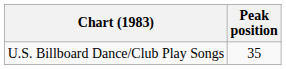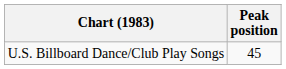(254, 53) 35 -> (254, 53) 45
